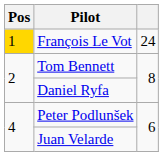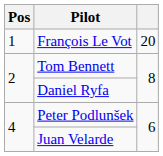(12, 41) gold background -> (12, 41) no background
(148, 41) 24 -> (148, 41) 20
